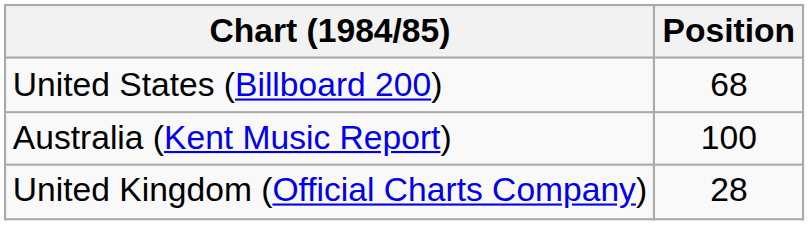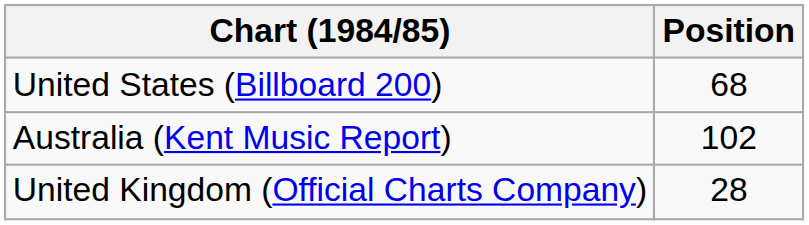(729, 137) 100 -> (729, 137) 102
